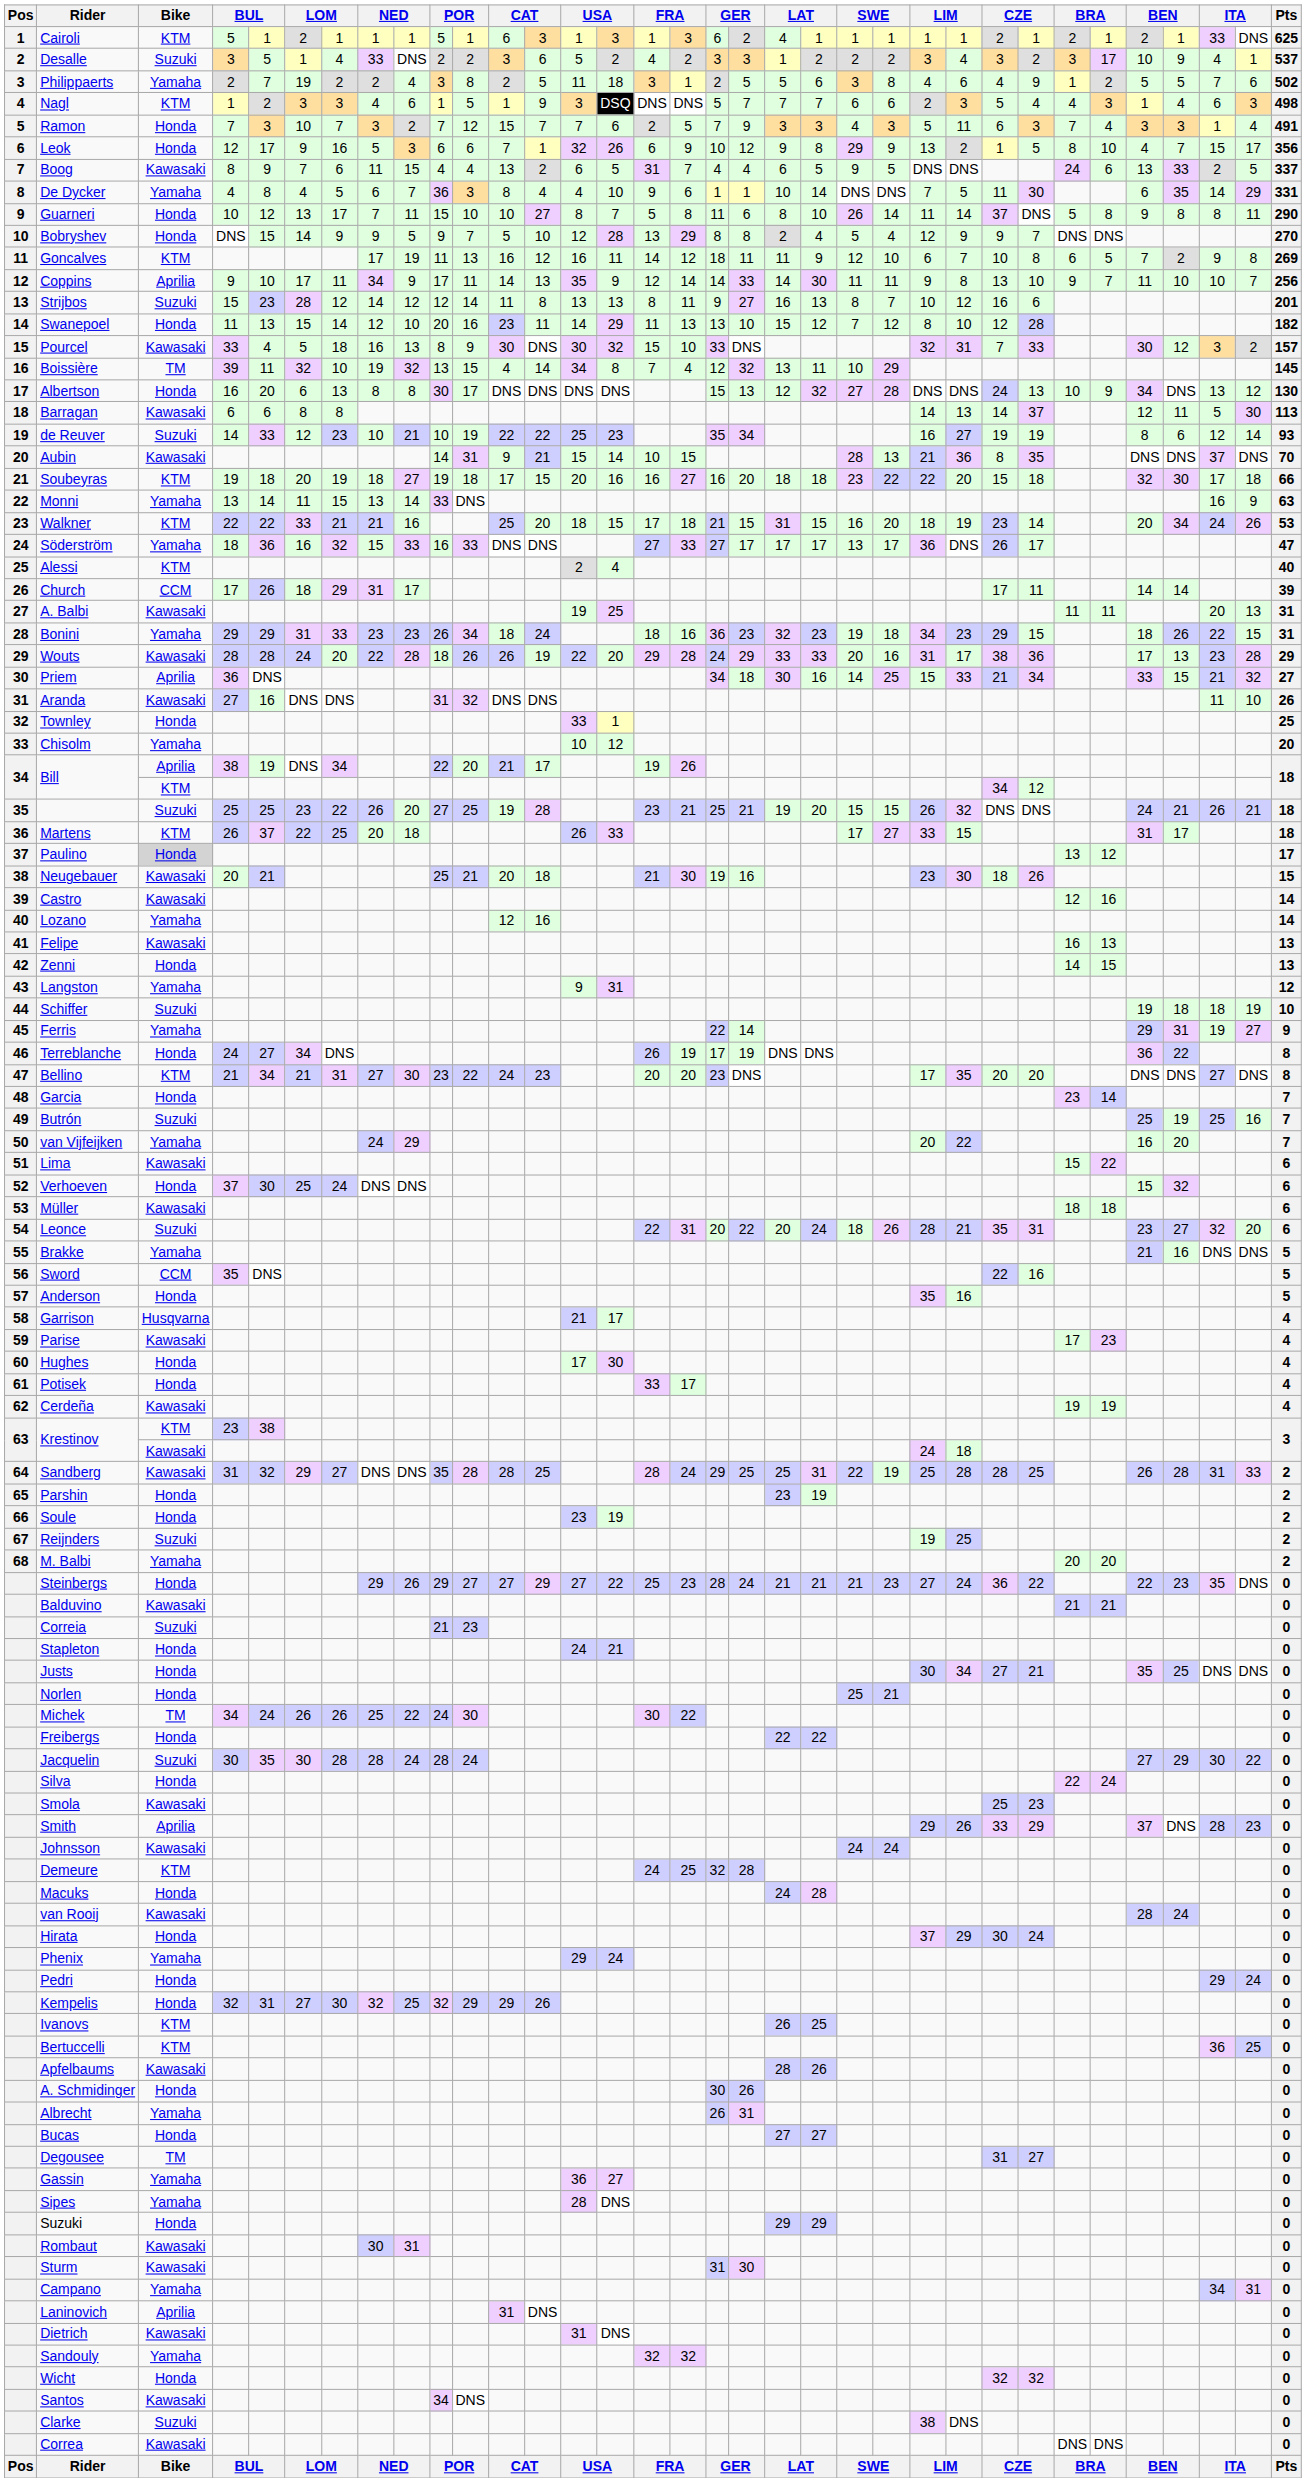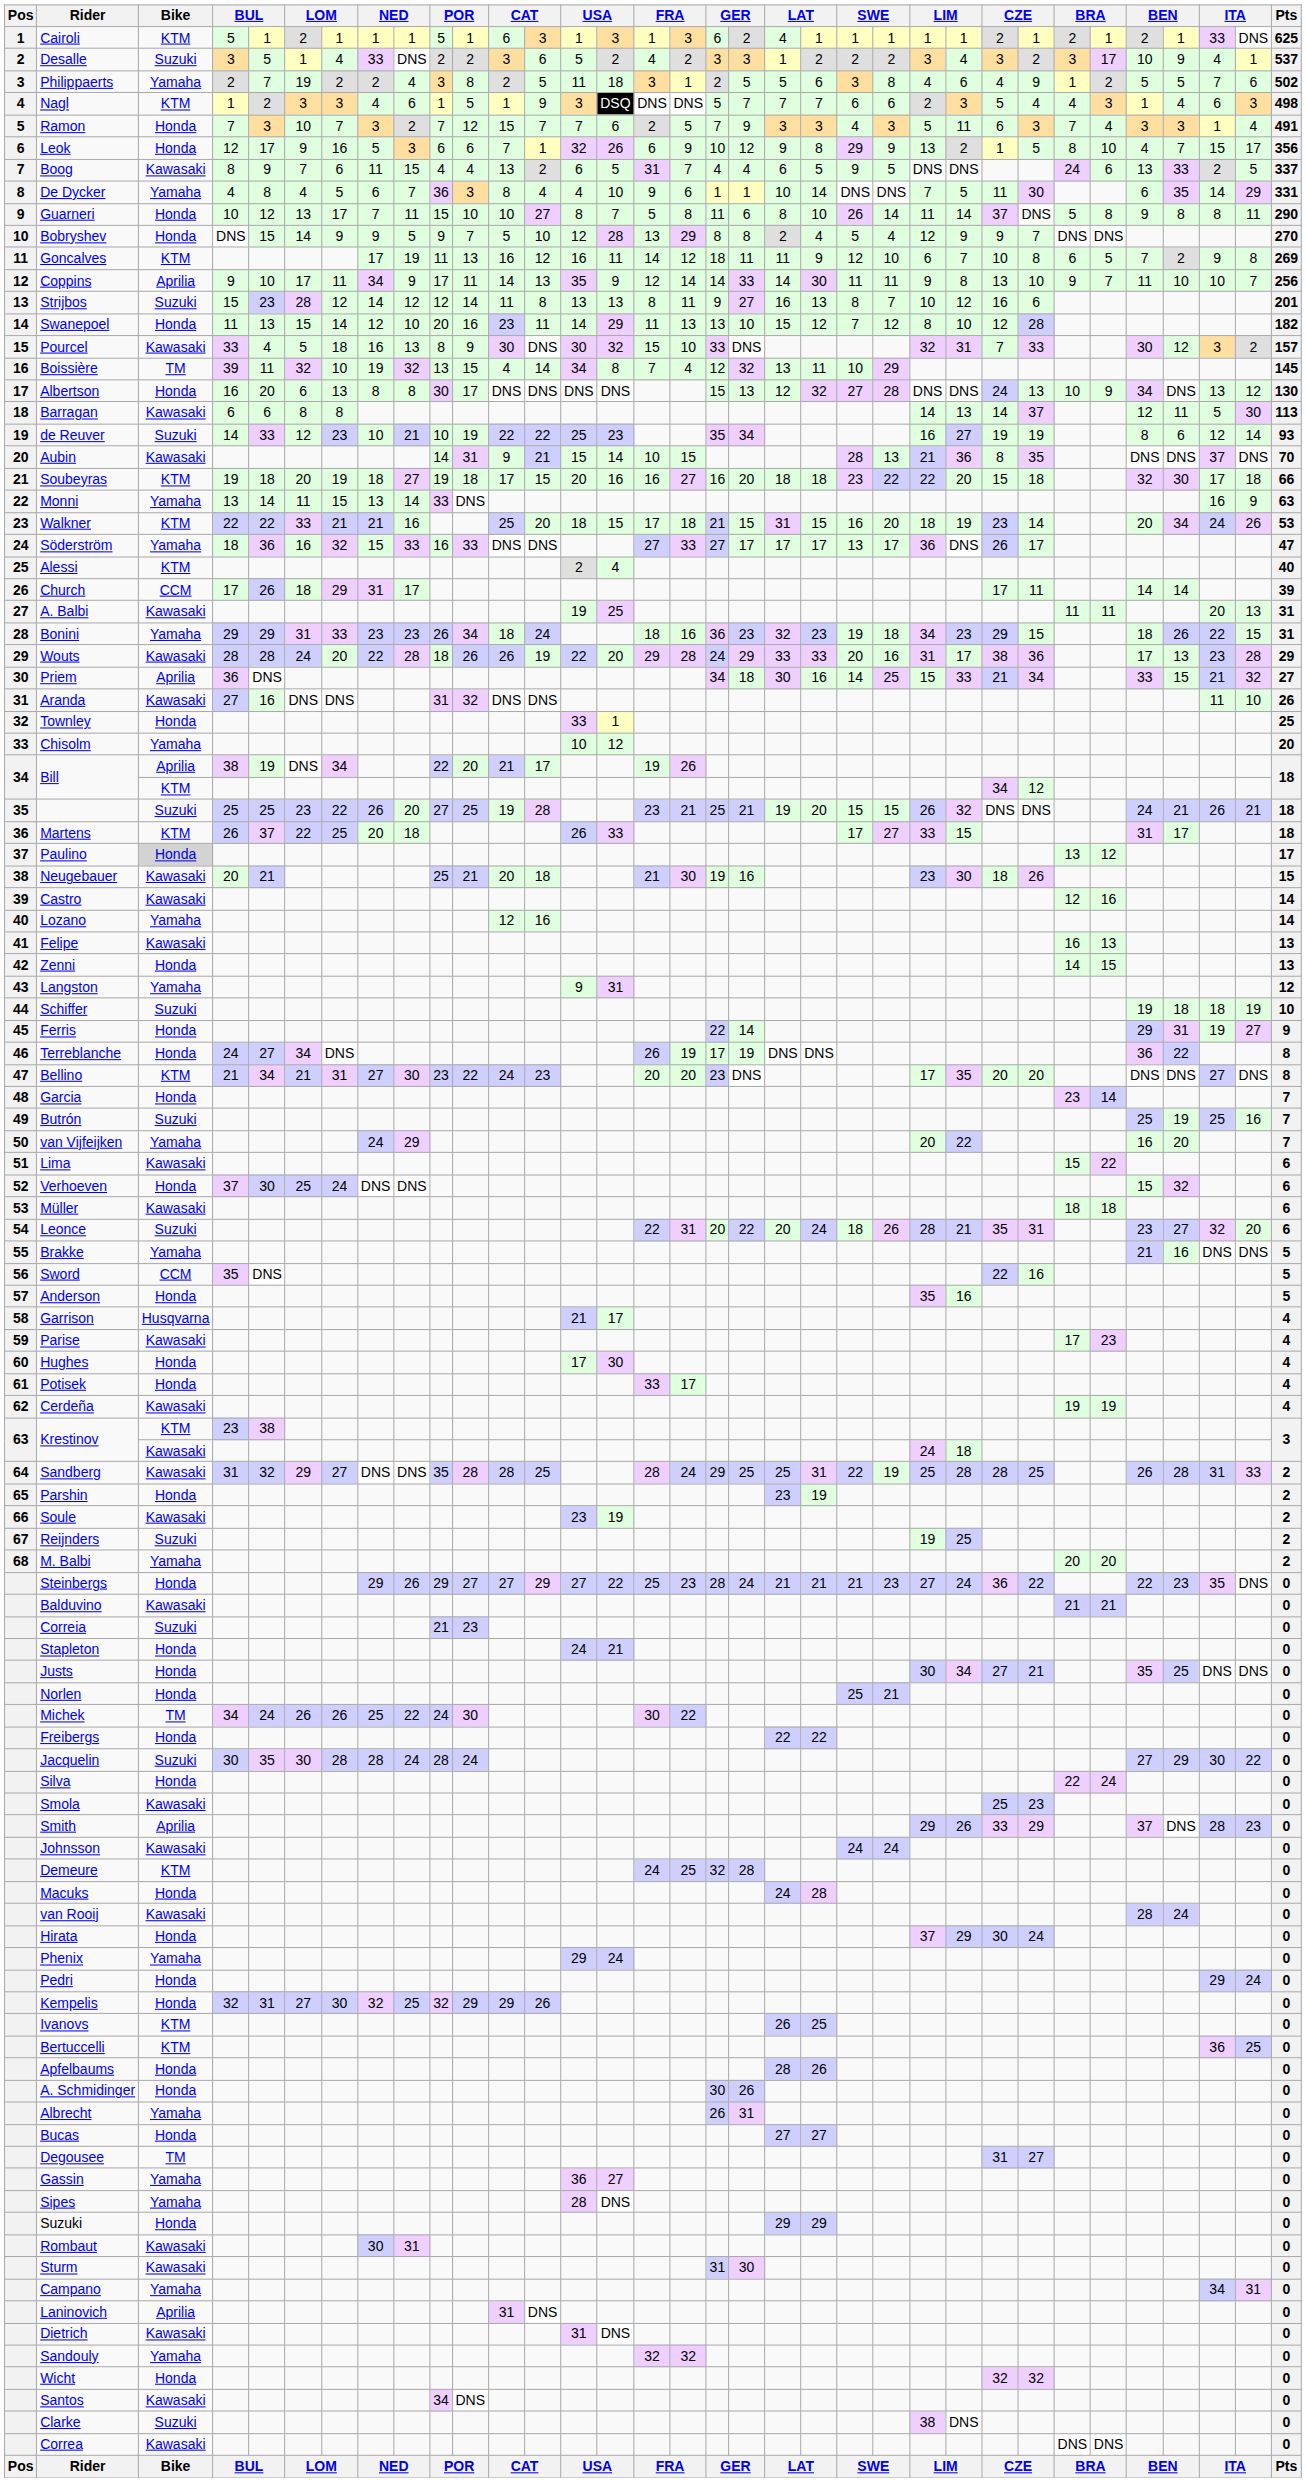(176, 1031) Yamaha -> (176, 1031) Honda
(176, 1517) Honda -> (176, 1517) Kawasaki
(176, 2069) Kawasaki -> (176, 2069) Honda
